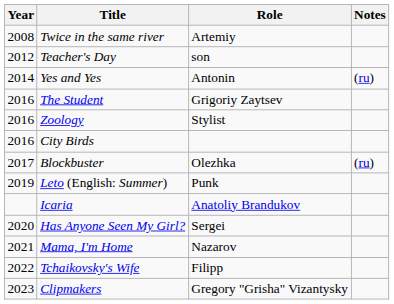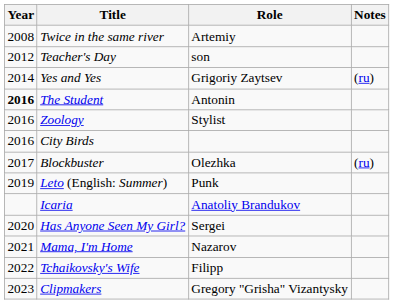(213, 78) Antonin -> (237, 78) Grigoriy Zaytsev
(21, 99) normal -> (21, 99) bold
(237, 99) Grigoriy Zaytsev -> (213, 99) Antonin
